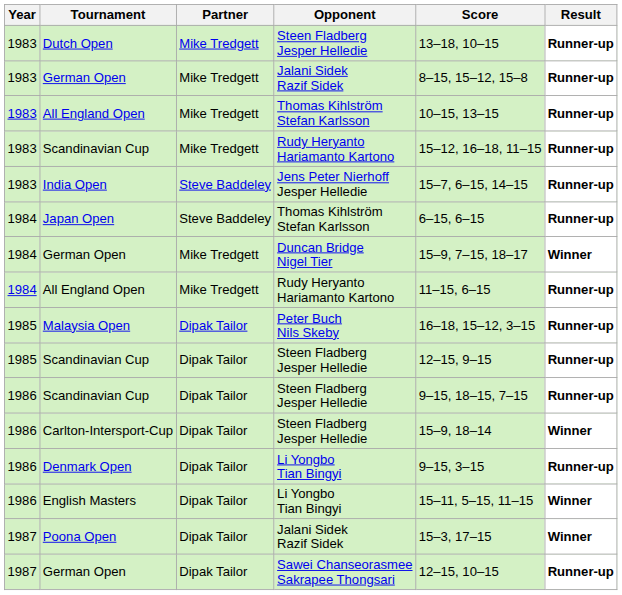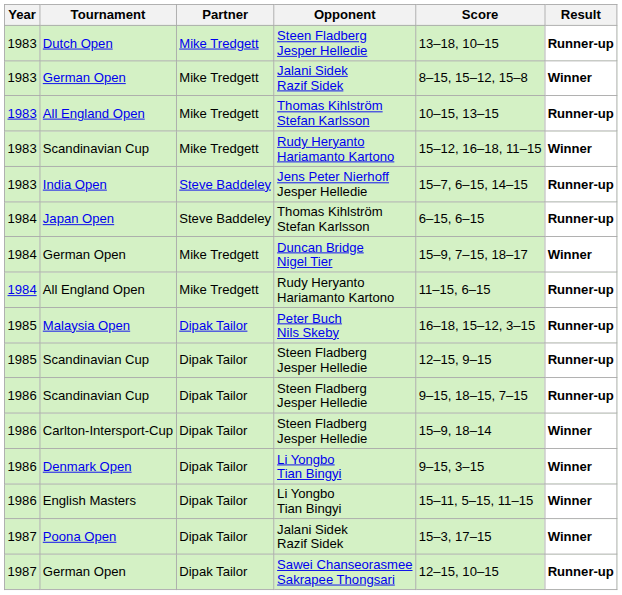(581, 78) Runner-up -> (570, 78) Winner
(581, 149) Runner-up -> (570, 149) Winner
(581, 466) Runner-up -> (570, 466) Winner
